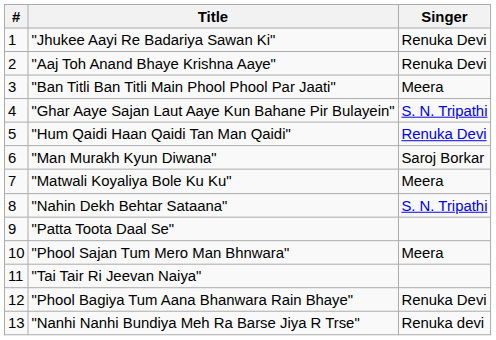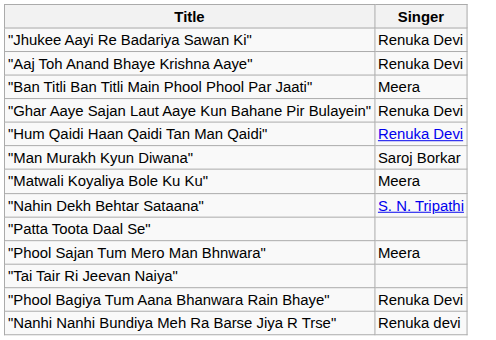- column: (16, 16)
(444, 111) S. N. Tripathi -> (421, 111) Renuka Devi
